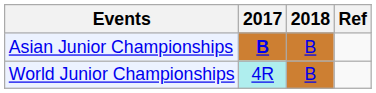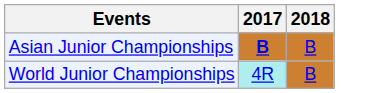- column: (353, 19)
